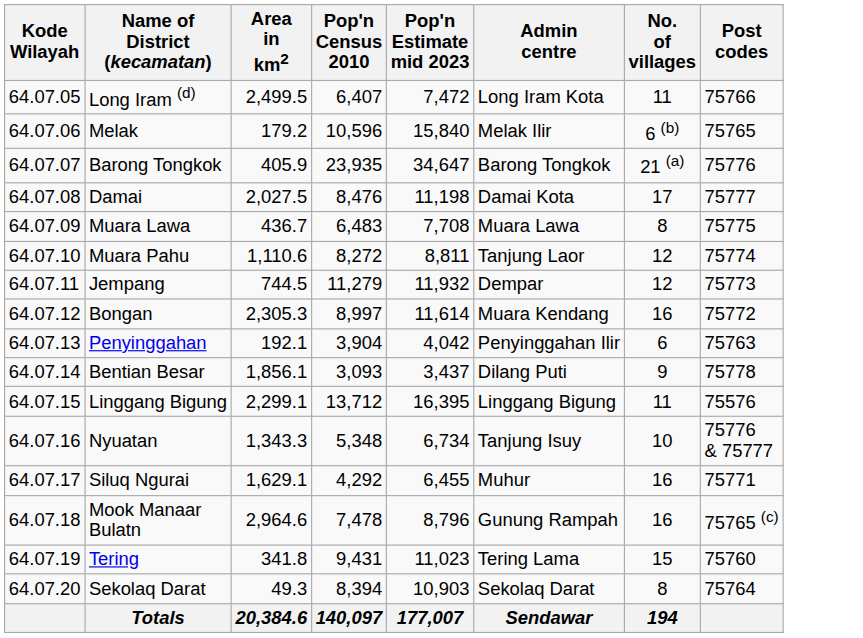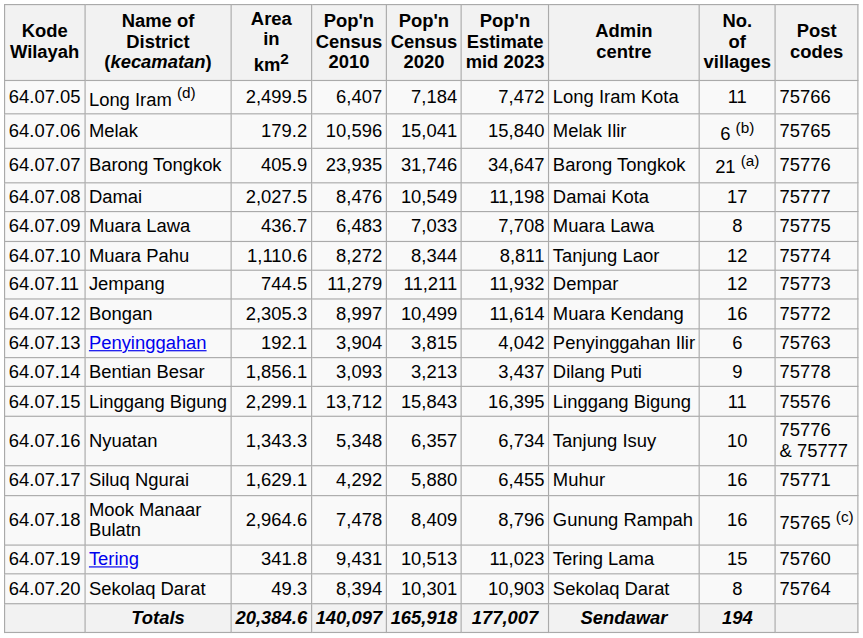+ column: (424, 42)
